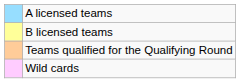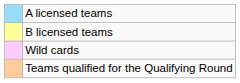rows swapped: (52, 68) <-> (129, 50)
